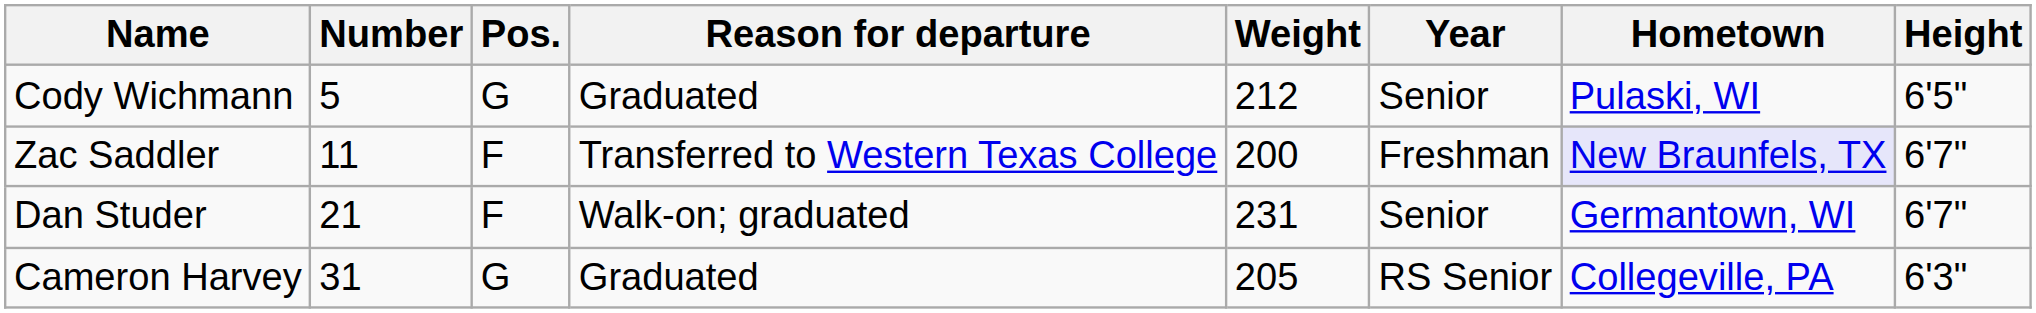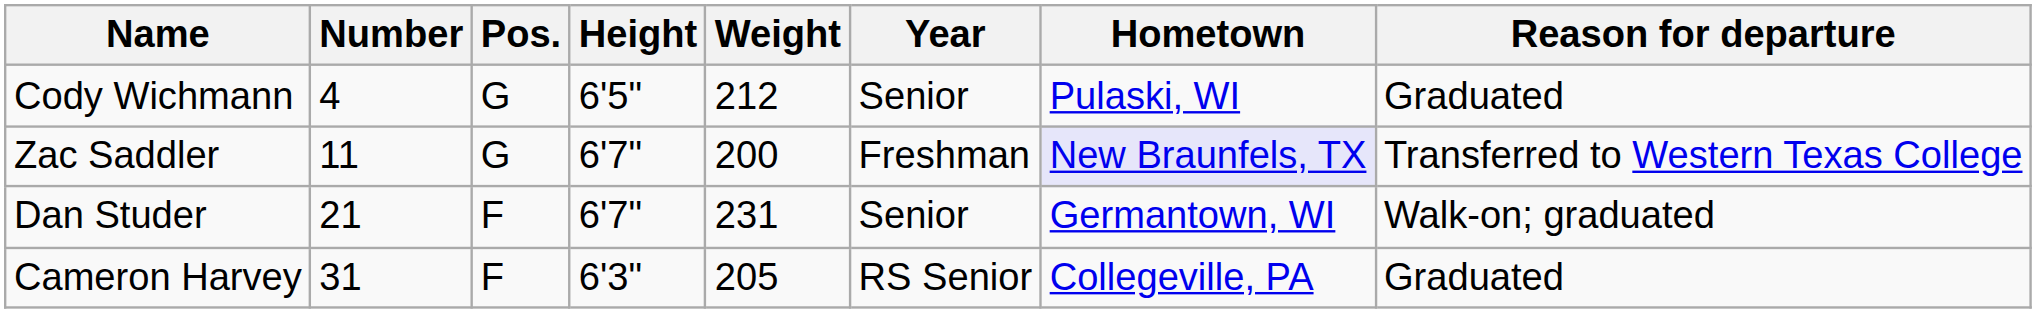columns swapped: (1963, 34) <-> (898, 34)
(330, 95) 5 -> (330, 95) 4
(492, 155) F -> (496, 155) G
(496, 276) G -> (492, 276) F
